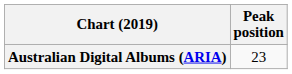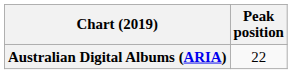(259, 56) 23 -> (259, 56) 22
